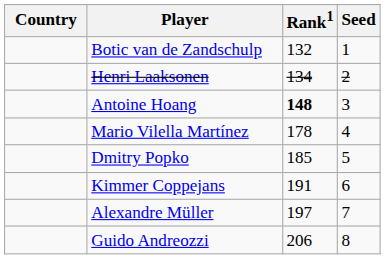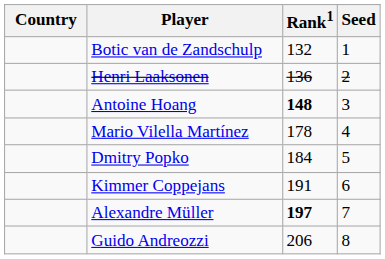(299, 77) 134 -> (299, 77) 136
(299, 158) 185 -> (299, 158) 184
(299, 212) normal -> (299, 212) bold
